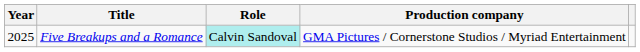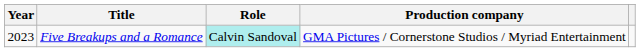(21, 36) 2025 -> (21, 36) 2023
